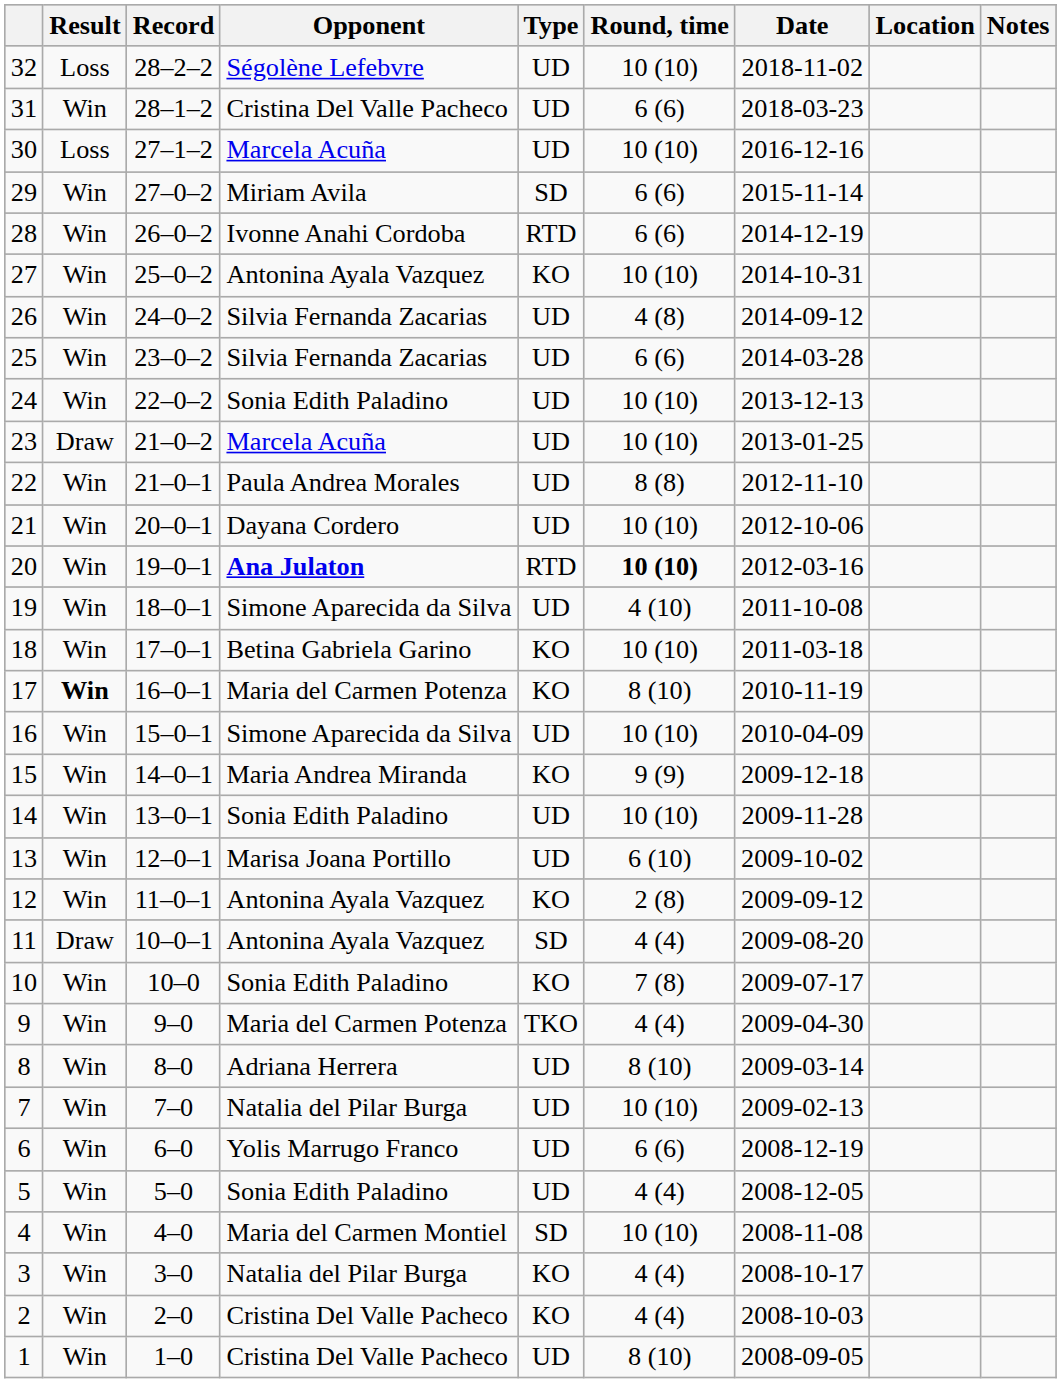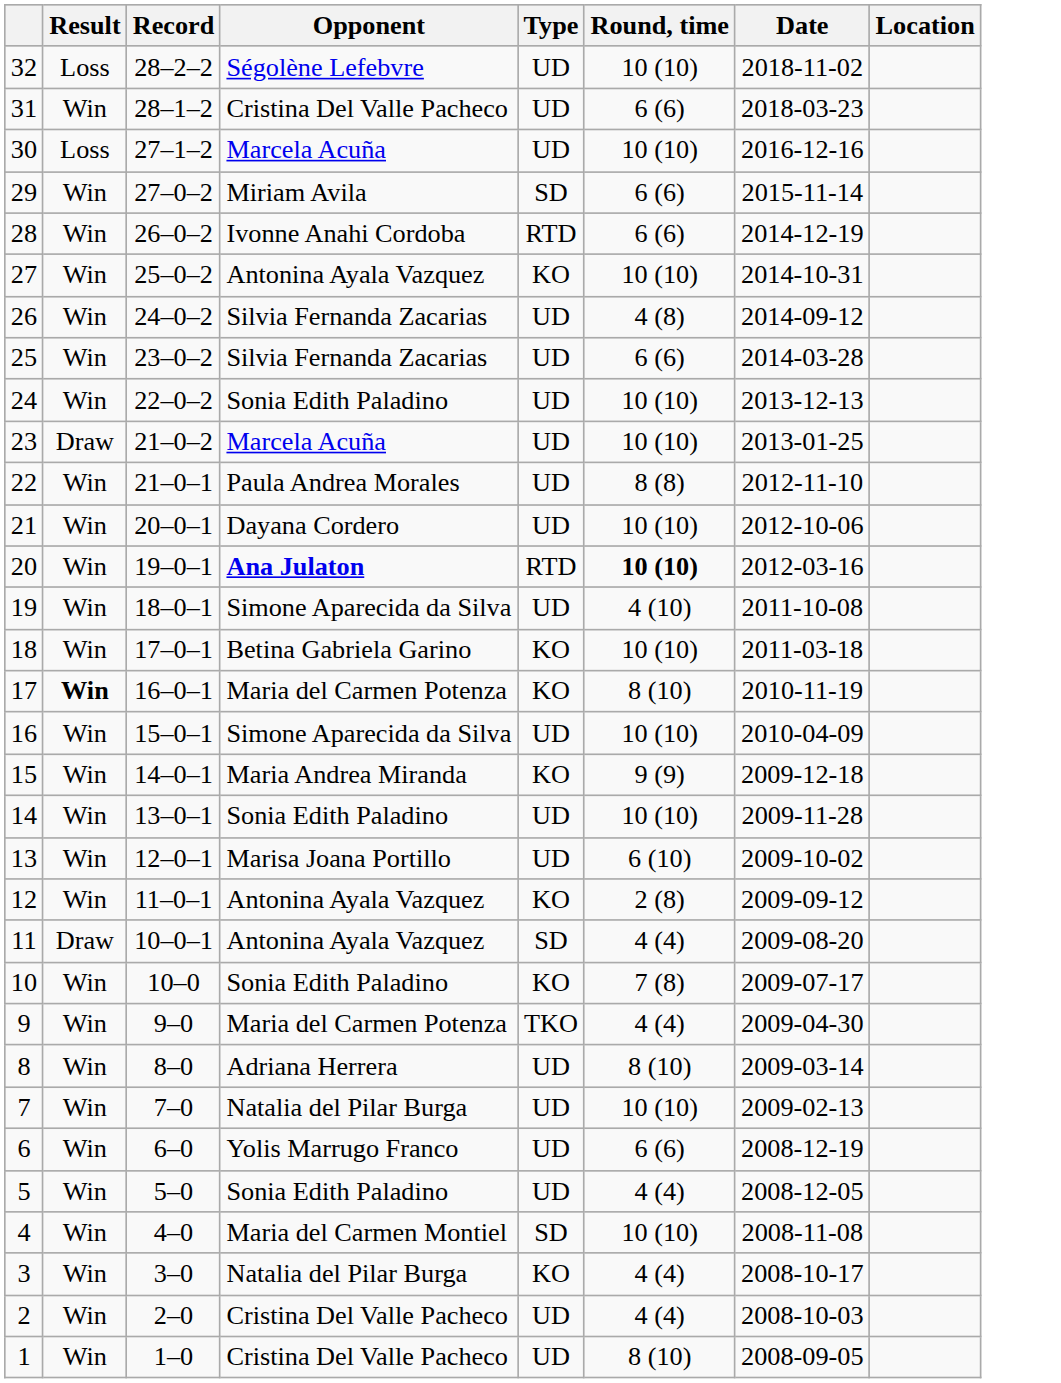- column: (1018, 25)
(551, 1315) KO -> (551, 1315) UD
